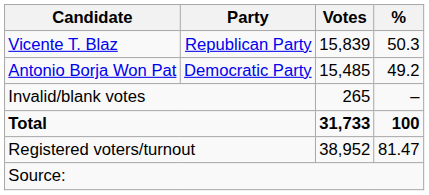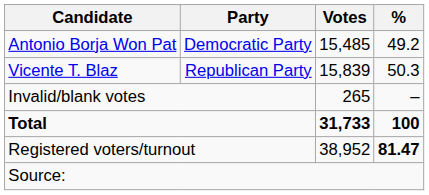rows swapped: (63, 44) <-> (92, 70)
(399, 149) normal -> (399, 149) bold
